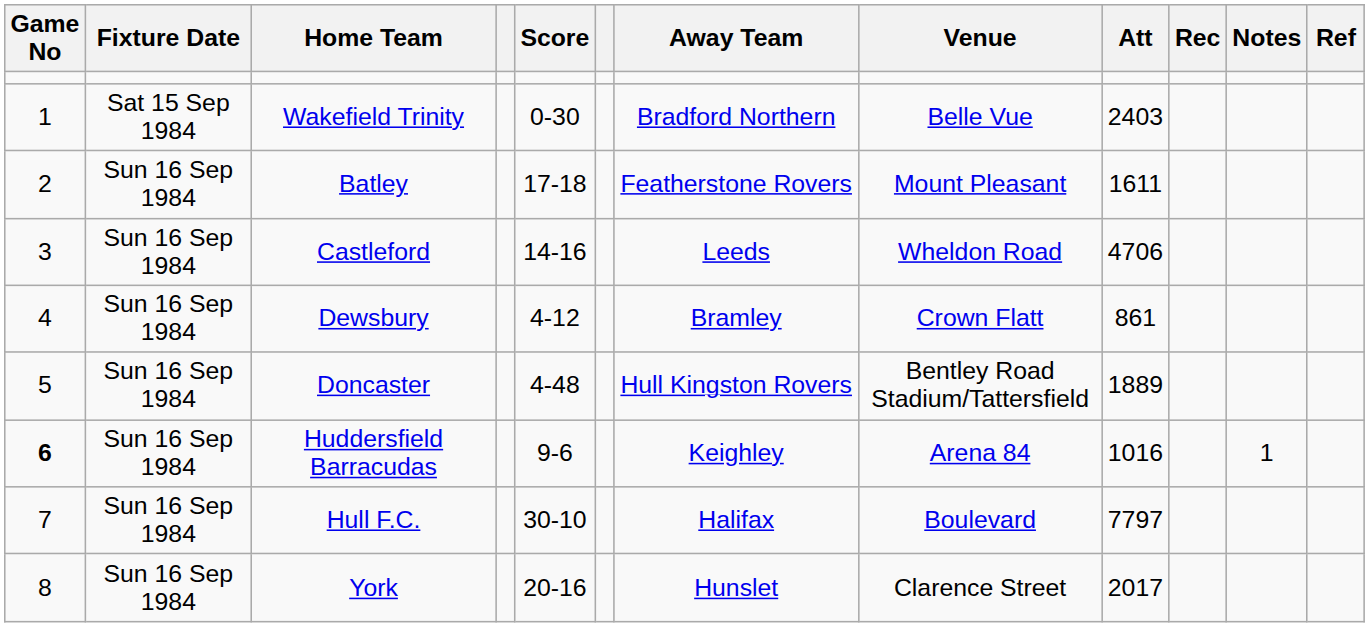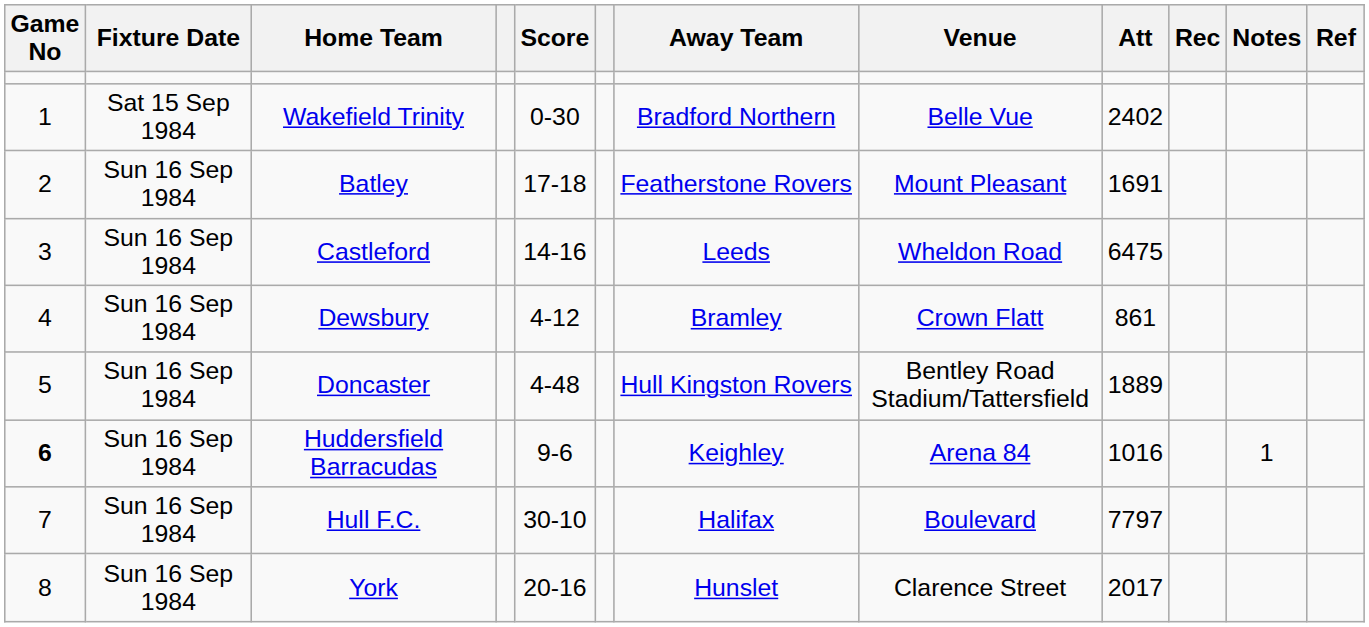(1135, 116) 2403 -> (1135, 116) 2402
(1135, 184) 1611 -> (1135, 184) 1691
(1135, 251) 4706 -> (1135, 251) 6475
